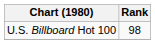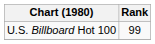(135, 30) 98 -> (135, 30) 99
